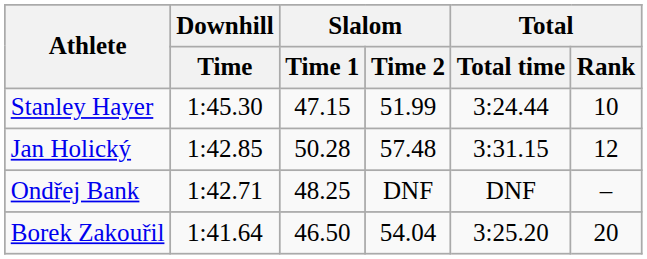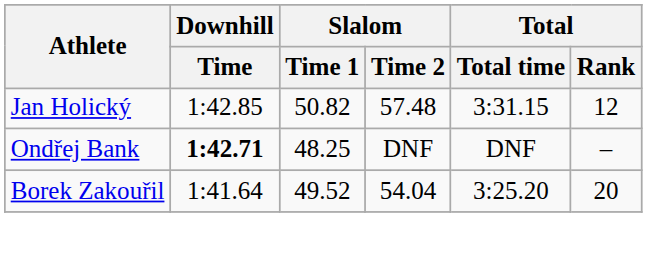- row: (82, 108)
(322, 149) 50.28 -> (322, 108) 50.82
(225, 190) normal -> (225, 149) bold
(322, 232) 46.50 -> (322, 190) 49.52
